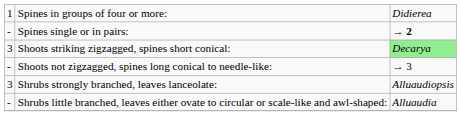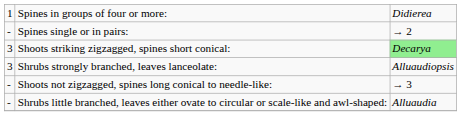(402, 31) bold -> (402, 31) normal
rows swapped: (145, 66) <-> (117, 84)
